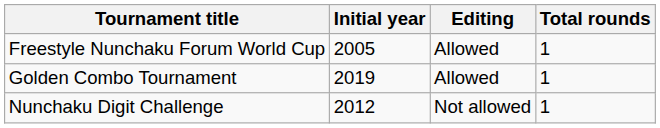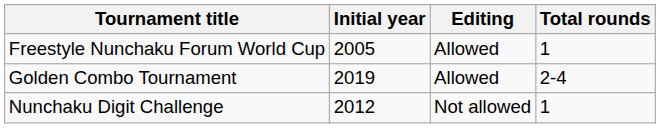(545, 78) 1 -> (553, 78) 2-4
